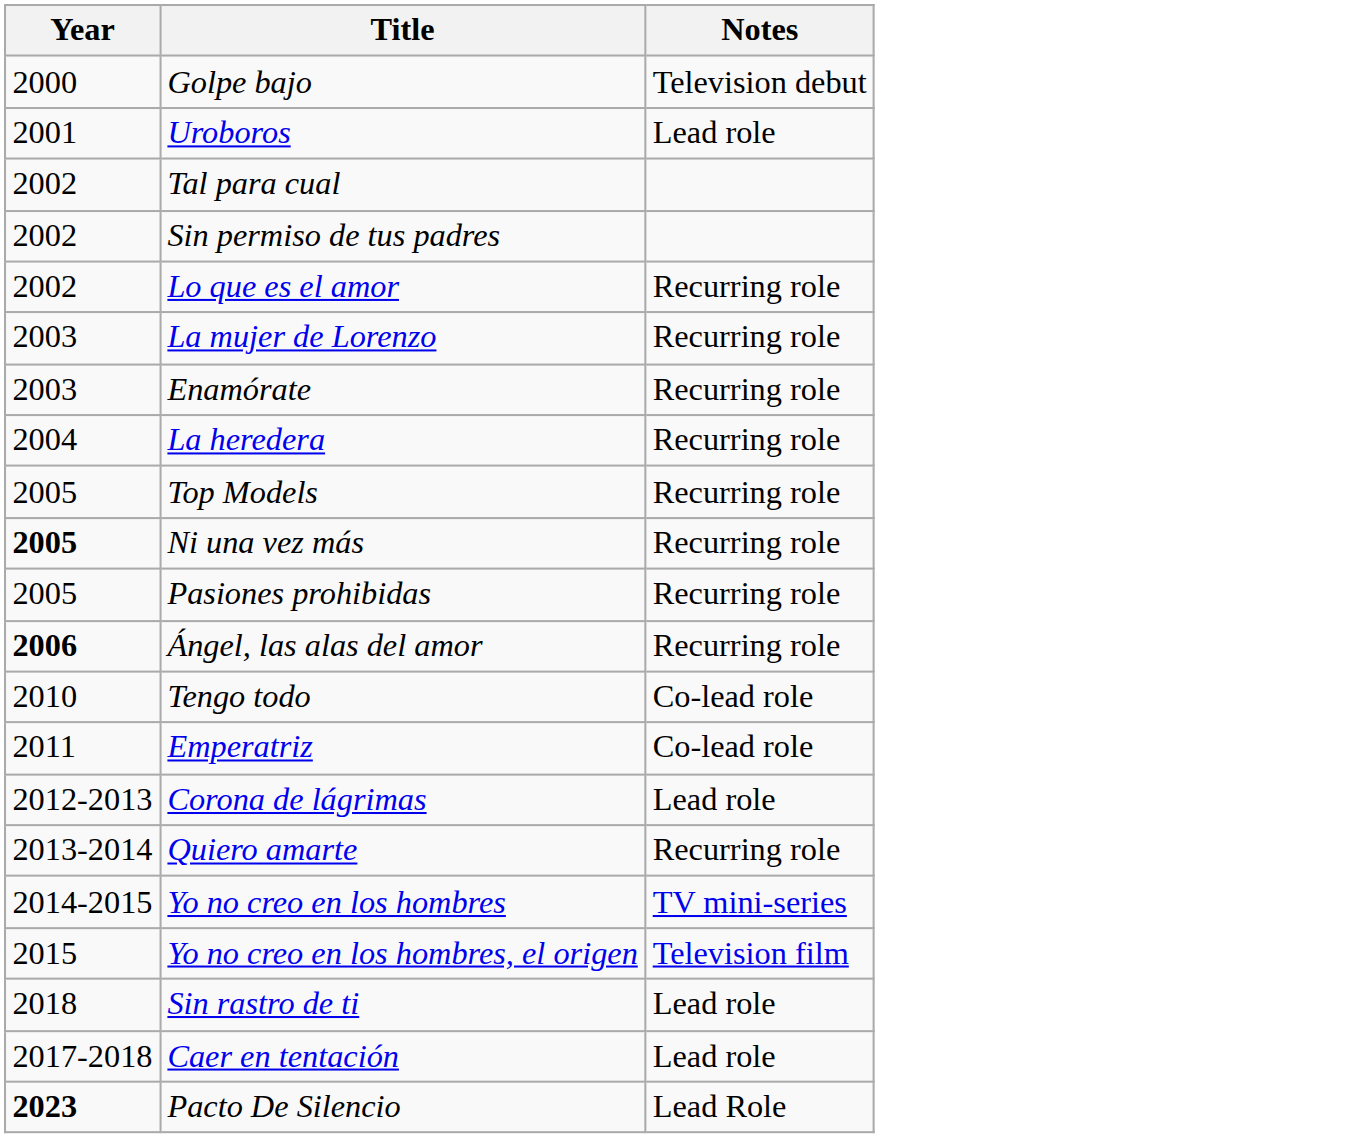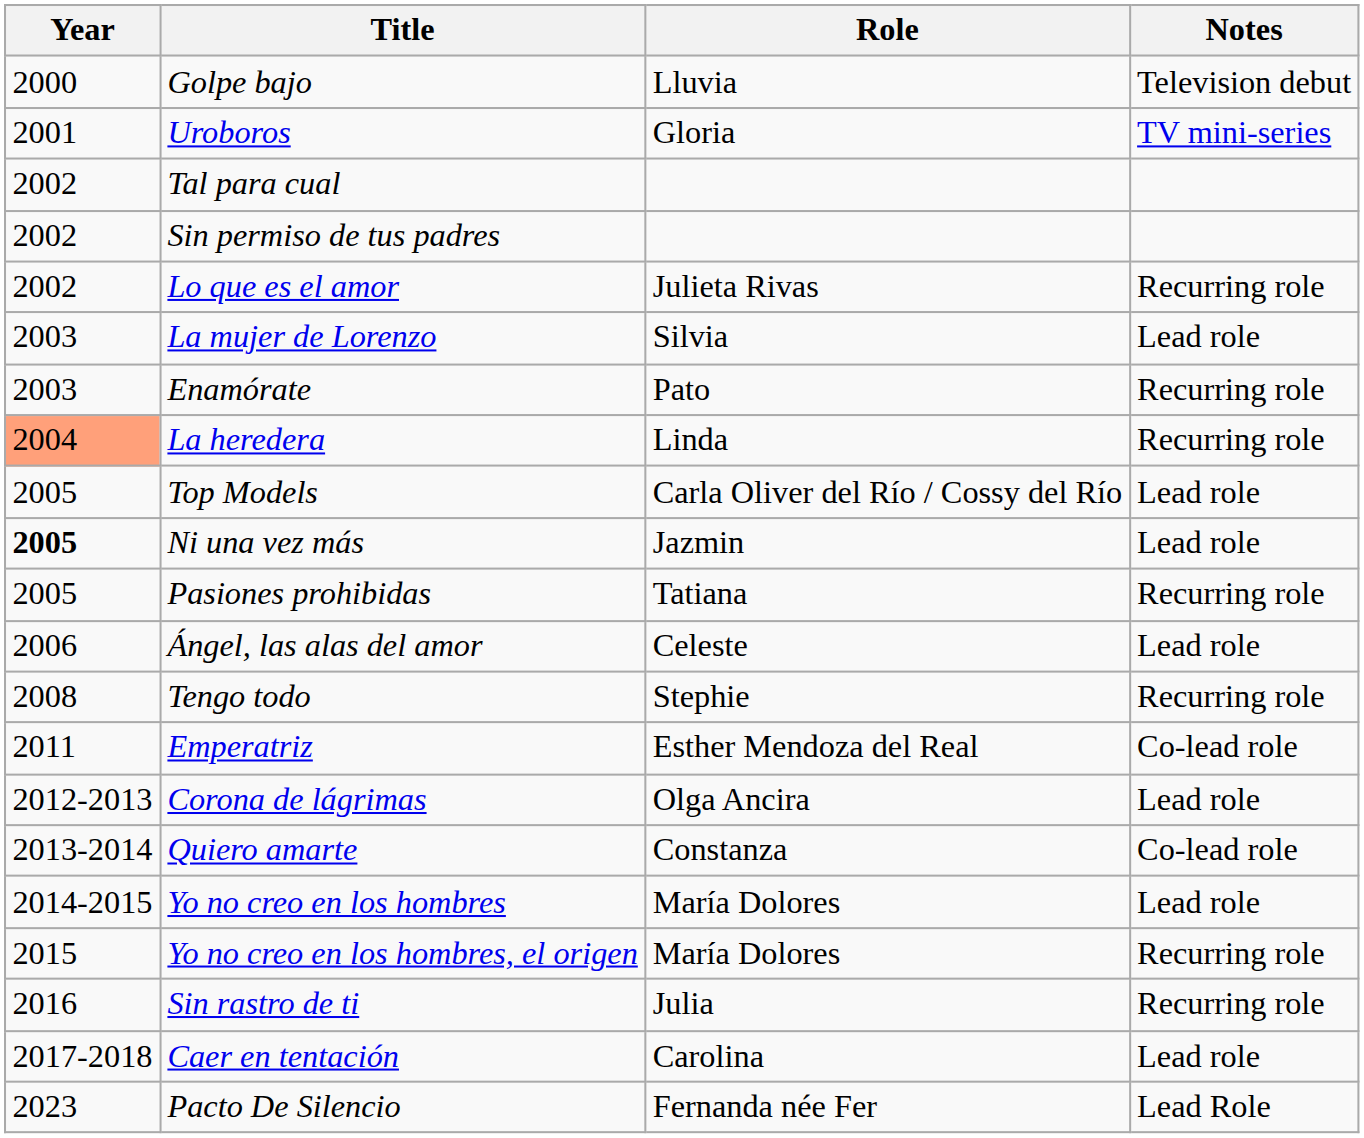+ column: (887, 30)
(714, 132) Lead role -> (1234, 132) TV mini-series
(746, 337) Recurring role -> (1199, 337) Lead role
(45, 440) no background -> (45, 440) lightsalmon background
(746, 491) Recurring role -> (1199, 491) Lead role
(746, 542) Recurring role -> (1199, 542) Lead role
(45, 645) bold -> (45, 645) normal
(746, 645) Recurring role -> (1199, 645) Lead role
(45, 696) 2010 -> (45, 696) 2008
(733, 696) Co-lead role -> (1231, 696) Recurring role
(746, 850) Recurring role -> (1217, 850) Co-lead role
(750, 901) TV mini-series -> (1199, 901) Lead role
(751, 952) Television film -> (1231, 952) Recurring role
(45, 1004) 2018 -> (45, 1004) 2016
(714, 1004) Lead role -> (1231, 1004) Recurring role
(45, 1106) bold -> (45, 1106) normal
